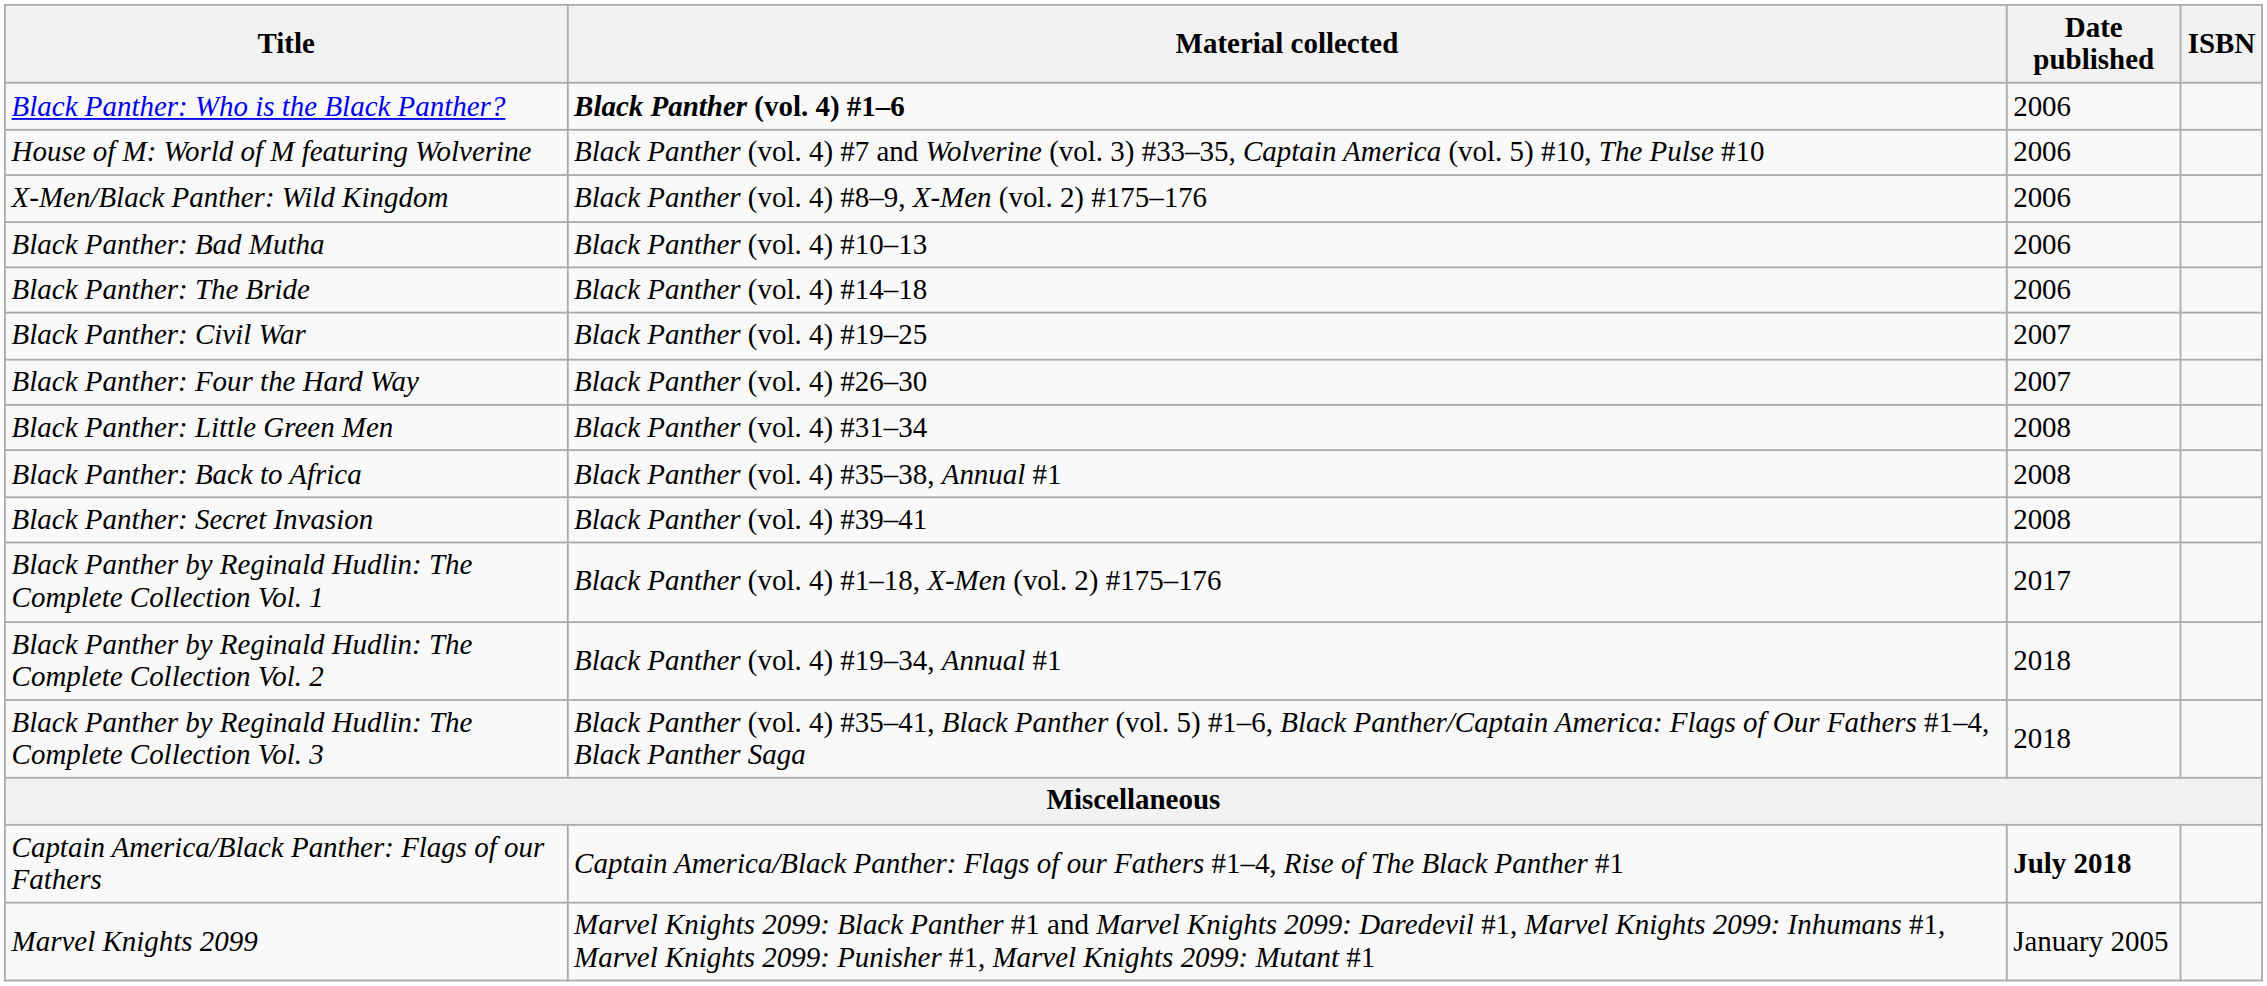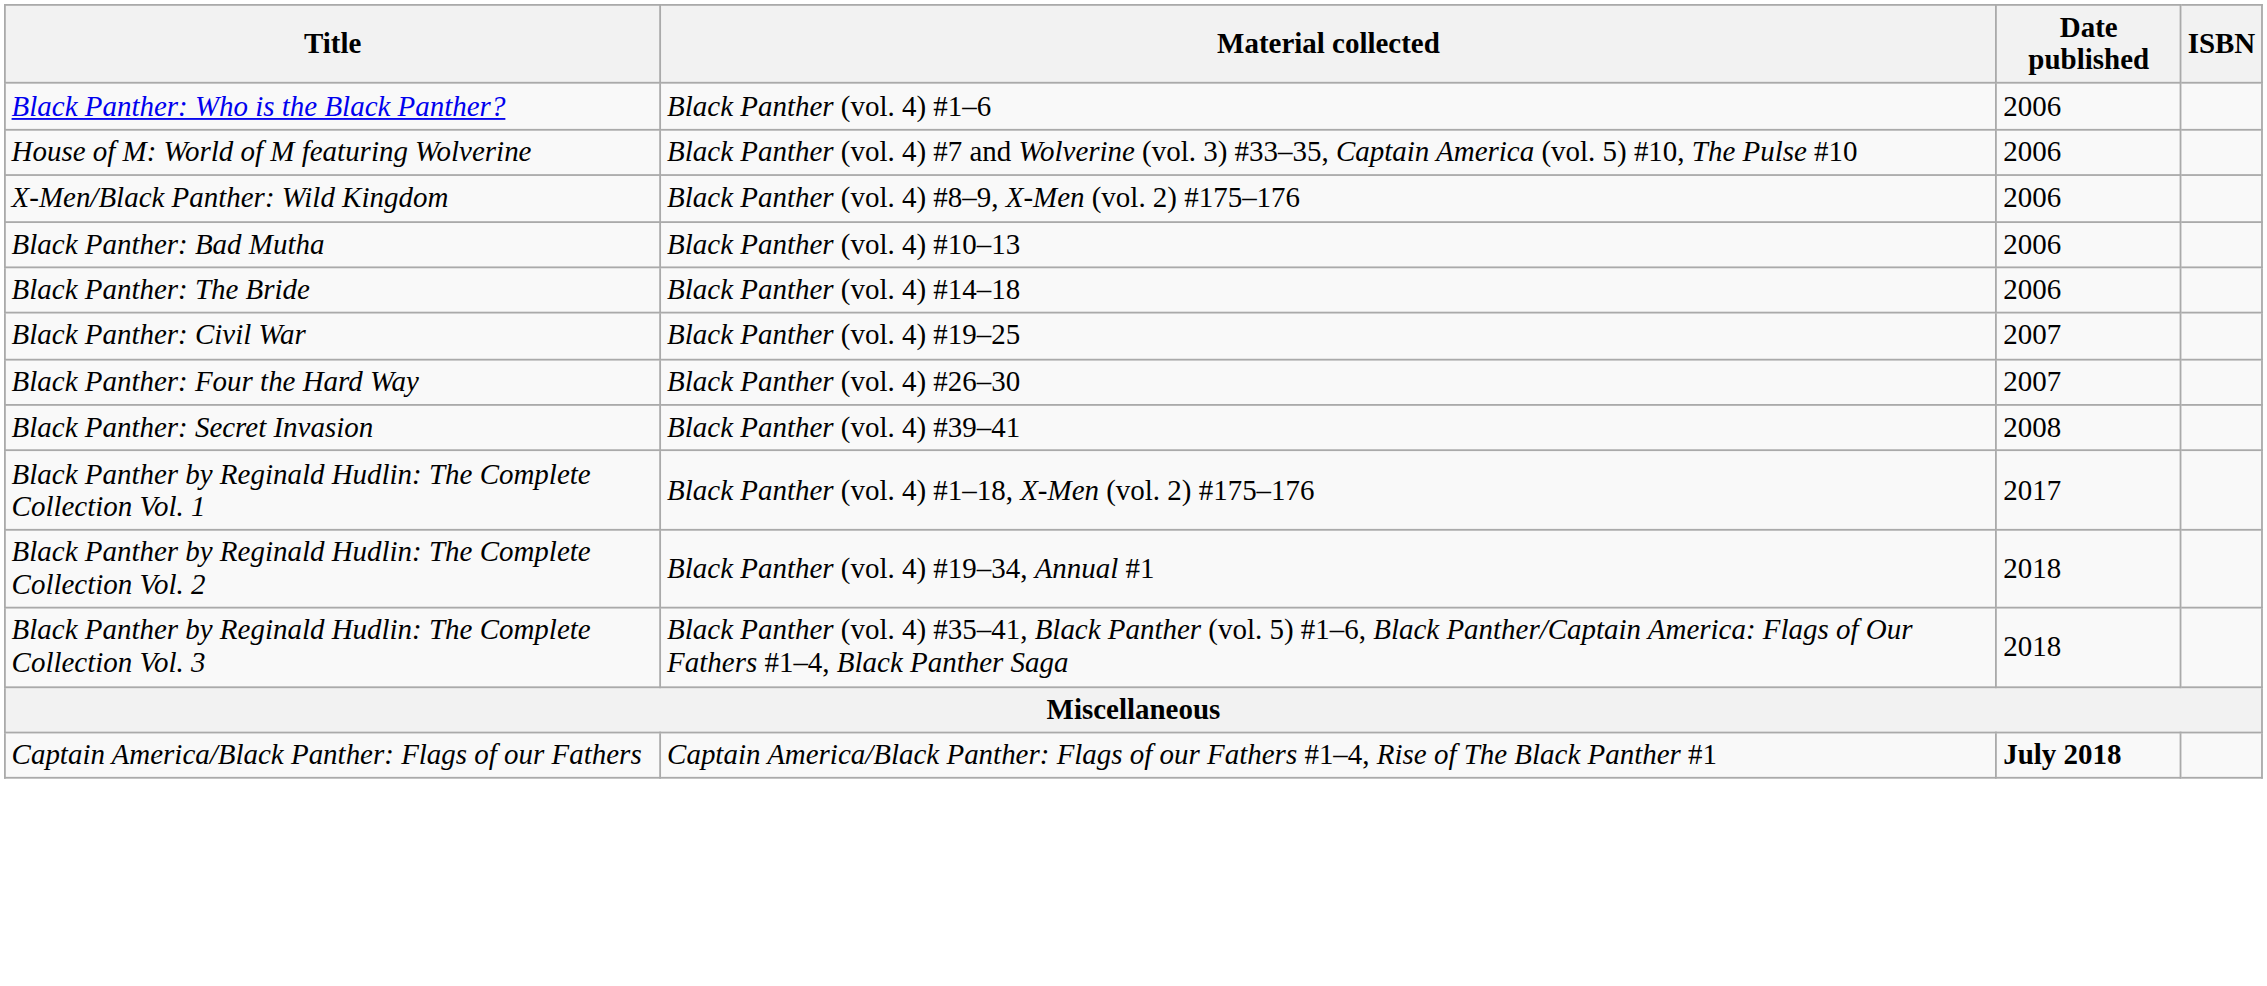(739, 105) bold -> (829, 105) normal
- row: (202, 427)
- row: (187, 473)
- row: (135, 941)
